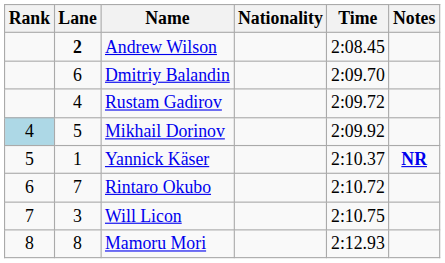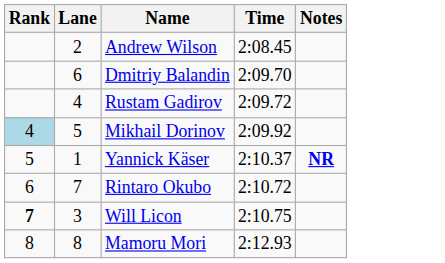- column: (280, 18)
(78, 46) bold -> (78, 46) normal
(29, 215) normal -> (29, 215) bold
